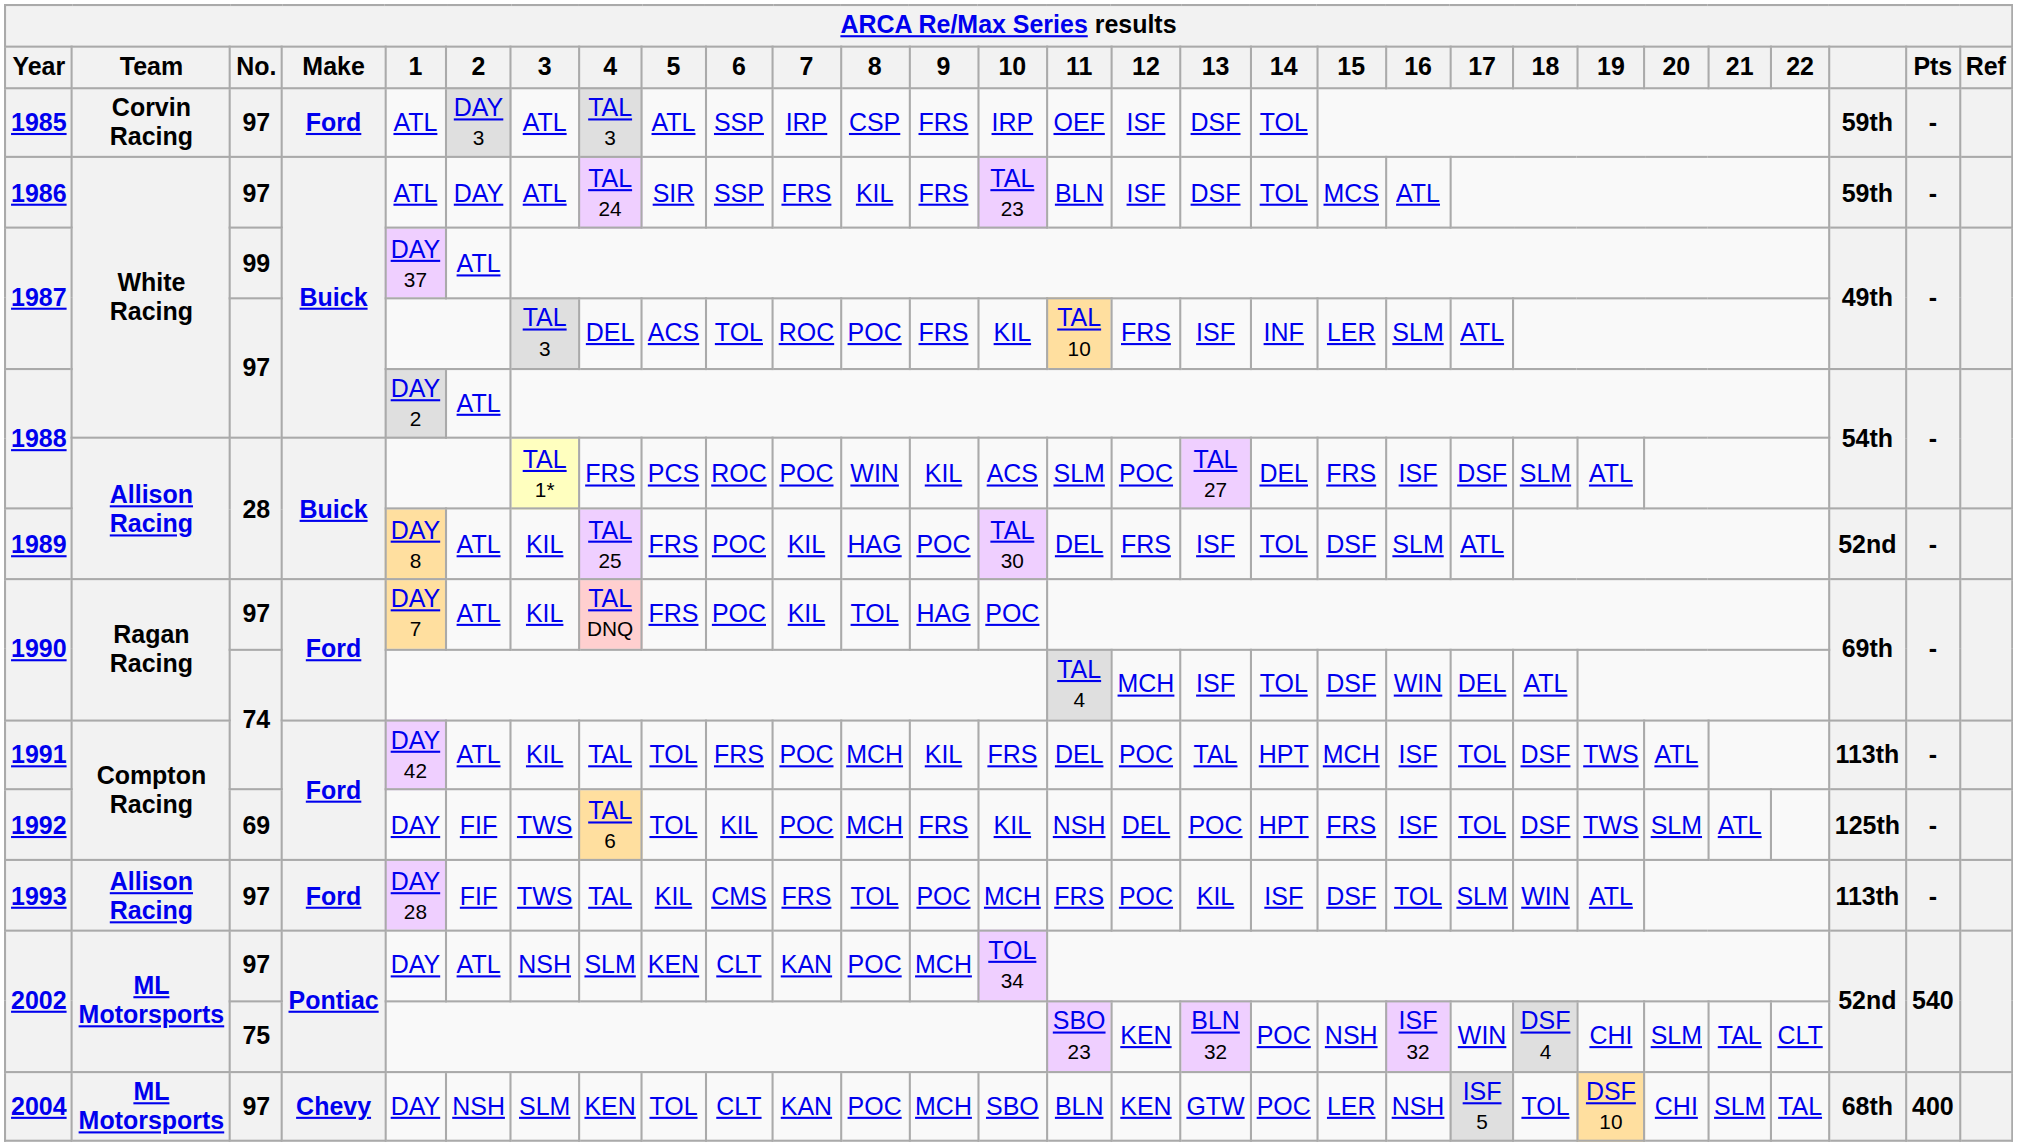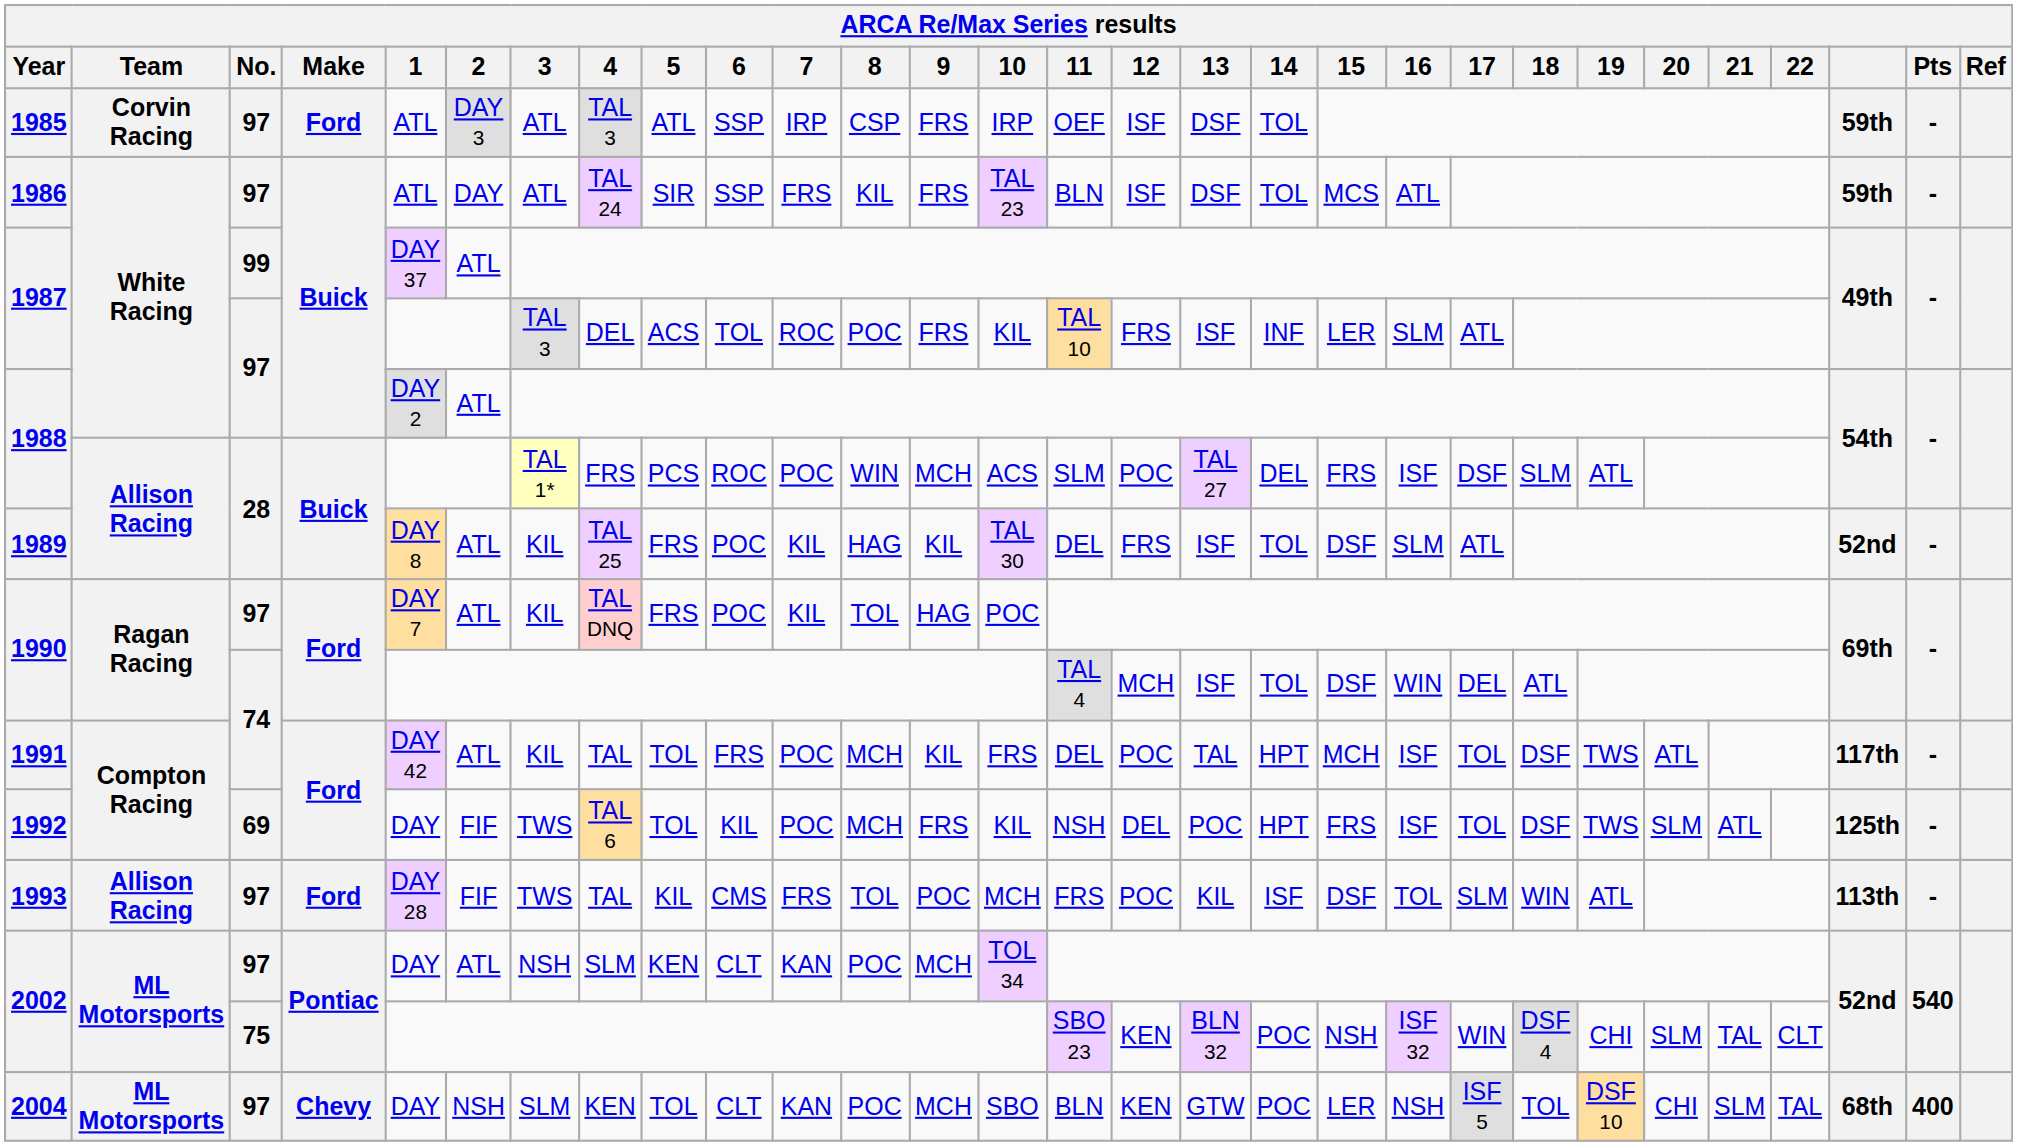(943, 474) KIL -> (943, 474) MCH
(943, 544) POC -> (943, 544) KIL
(1867, 755) 113th -> (1867, 755) 117th
